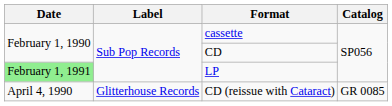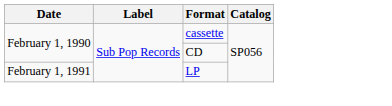(49, 71) lightgreen background -> (49, 71) no background
- row: (270, 91)
